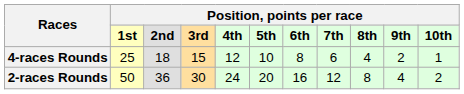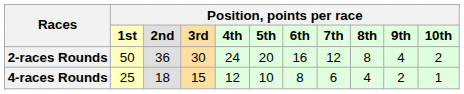rows swapped: (58, 57) <-> (58, 78)
